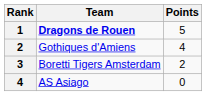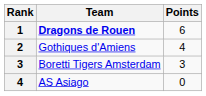(182, 30) 5 -> (182, 30) 6
(182, 64) 2 -> (182, 64) 3
